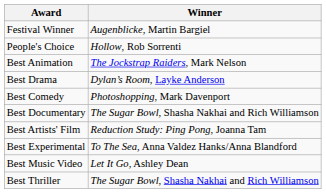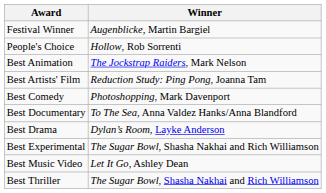rows swapped: (44, 130) <-> (32, 79)
(205, 113) The Sugar Bowl, Shasha Nakhai and Rich Williamson -> (194, 113) To The Sea, Anna Valdez Hanks/Anna Blandford
(194, 146) To The Sea, Anna Valdez Hanks/Anna Blandford -> (205, 146) The Sugar Bowl, Shasha Nakhai and Rich Williamson
